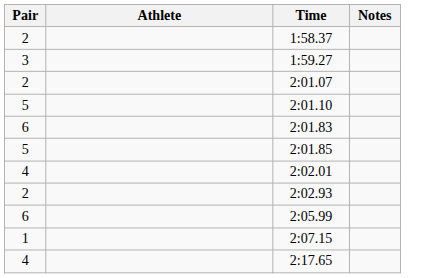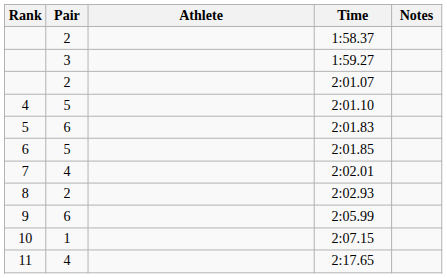+ column: (25, 15)
